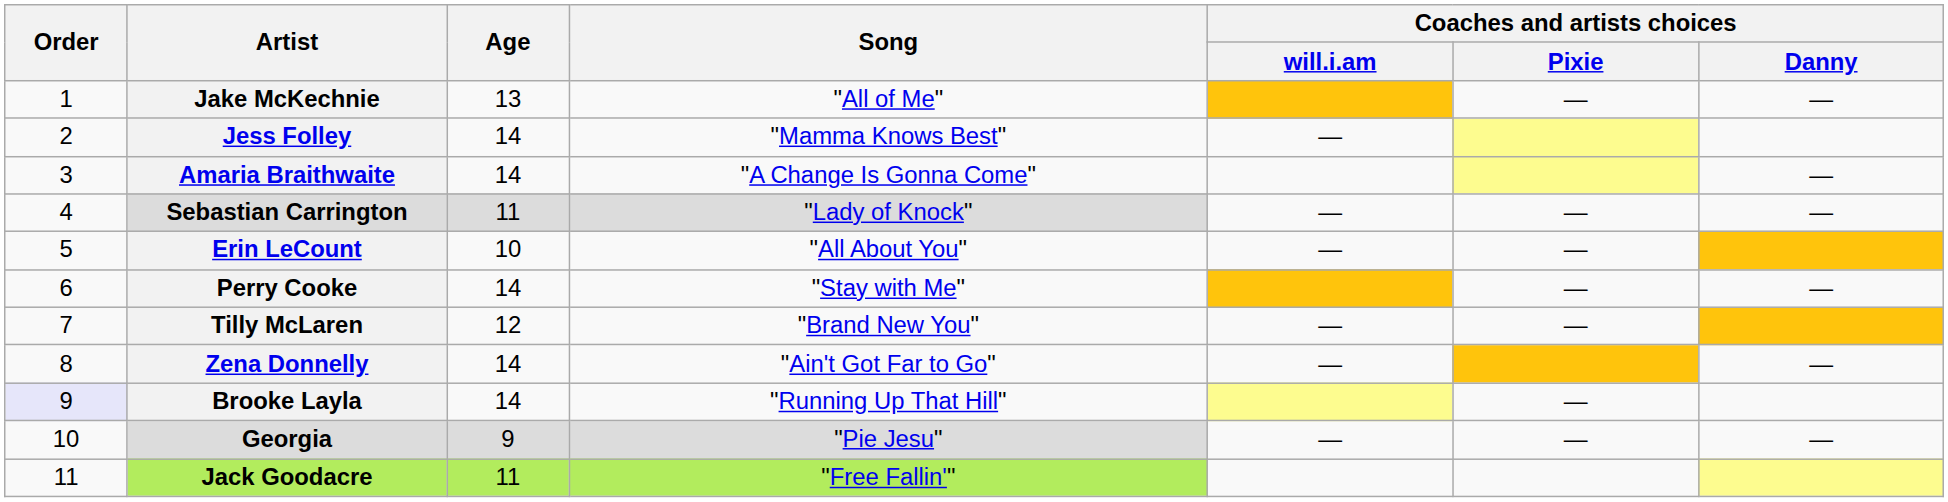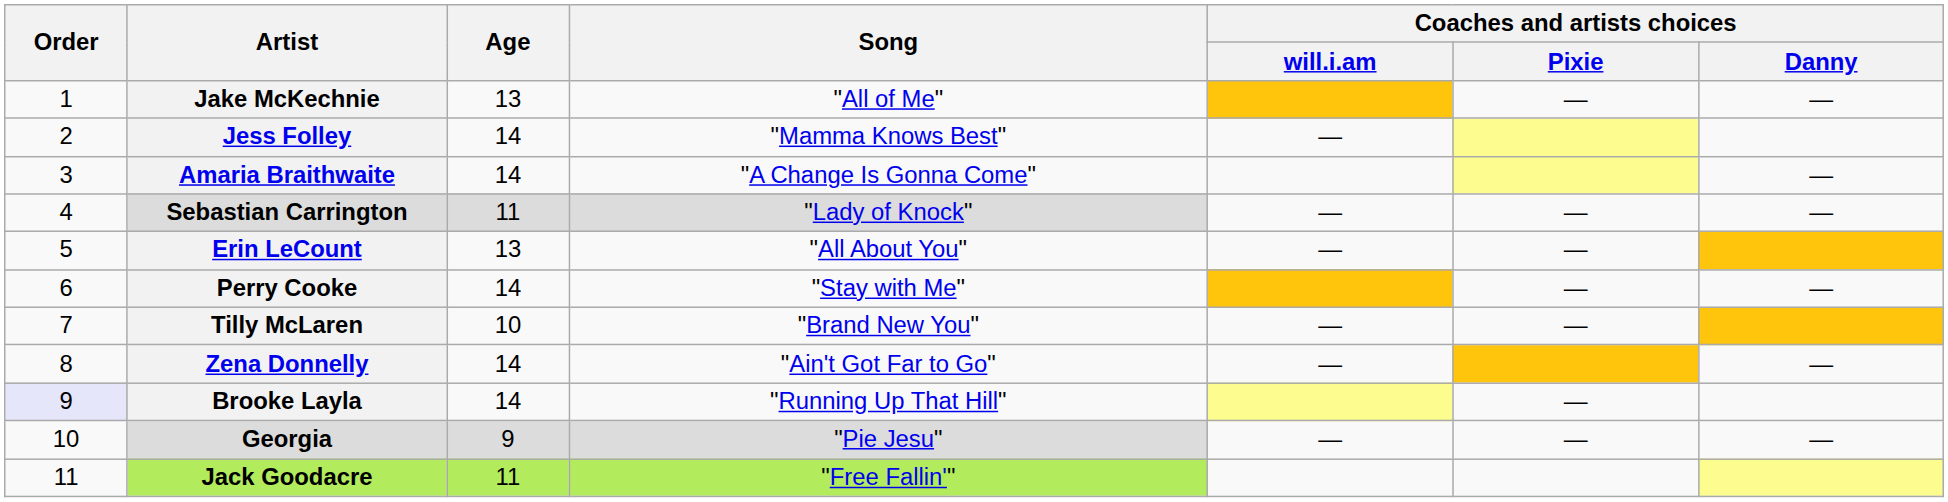(508, 250) 10 -> (508, 250) 13
(508, 325) 12 -> (508, 325) 10
